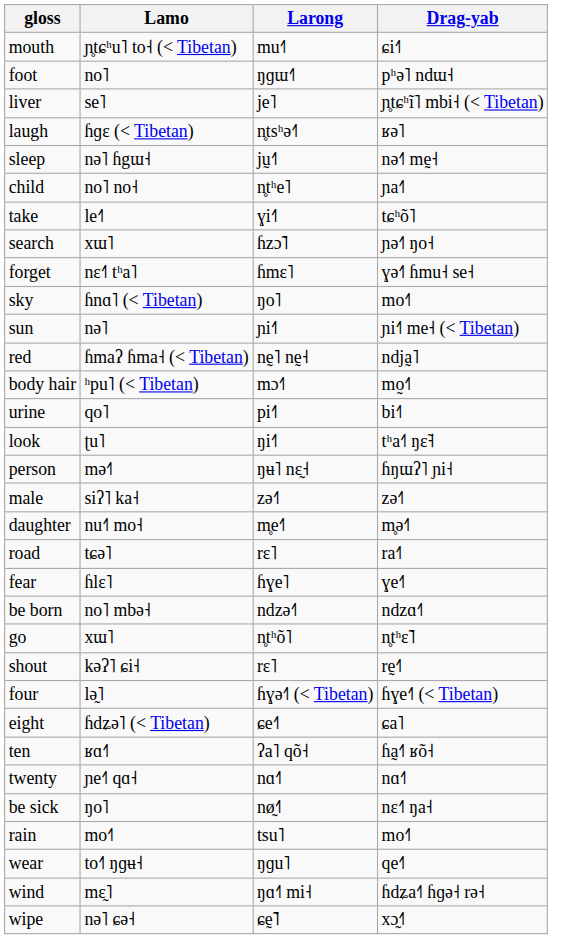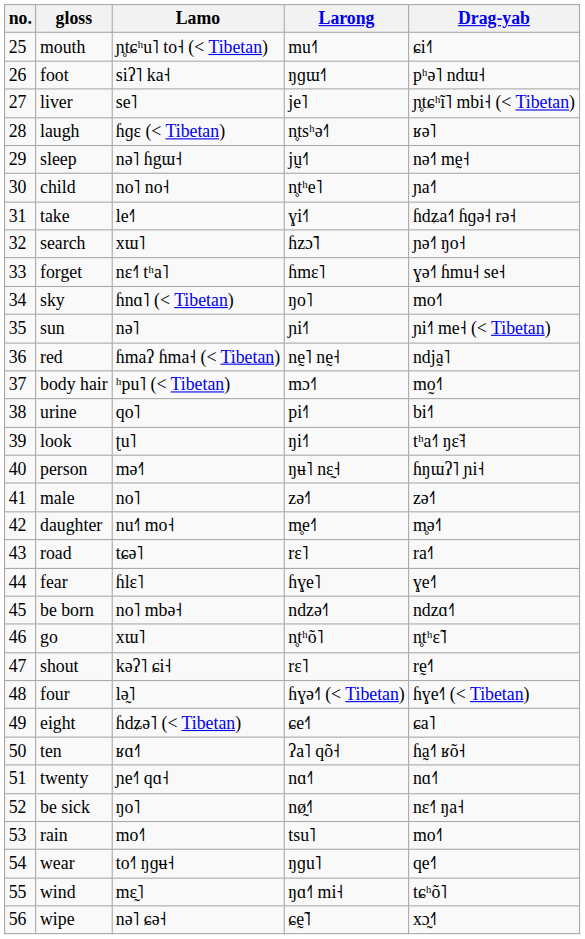+ column: (20, 18)
(97, 74) no˥ -> (143, 74) siʔ˥ ka˧
(399, 215) tɕʰõ˥ -> (465, 215) ɦdʑa˧˥ ɦɡə˧ rə˧
(112, 497) siʔ˥ ka˧ -> (128, 497) no˥
(433, 891) ɦdʑa˧˥ ɦɡə˧ rə˧ -> (430, 891) tɕʰõ˥
